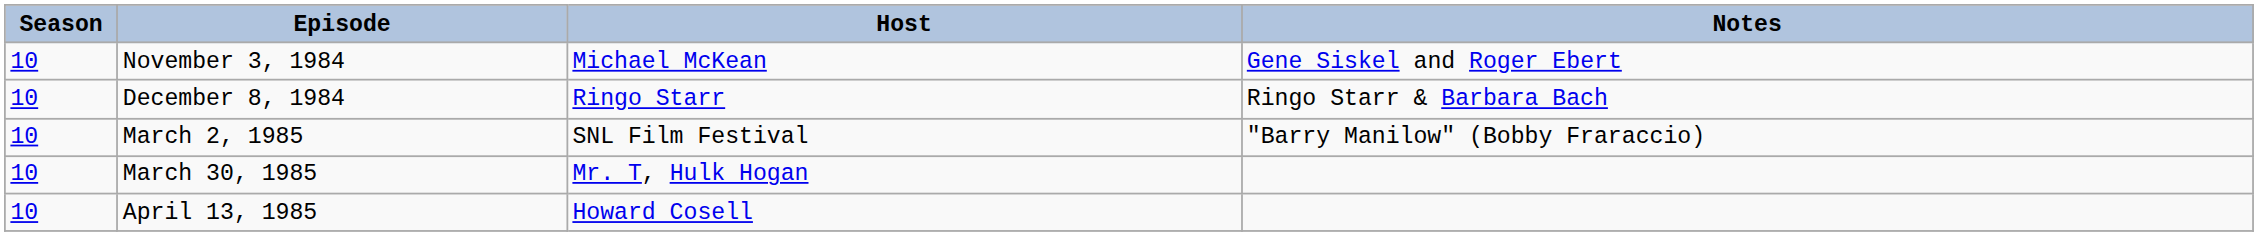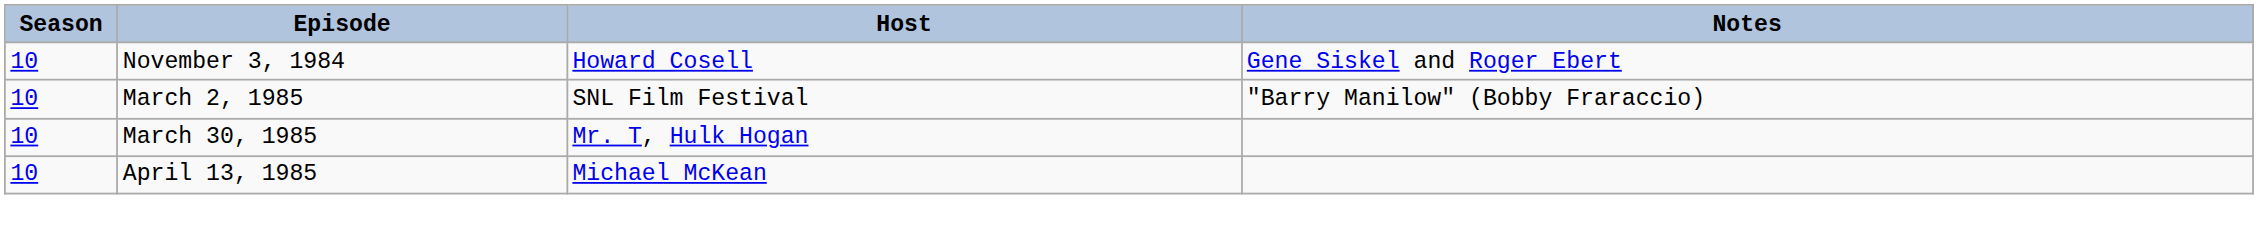(670, 61) Michael McKean -> (663, 61) Howard Cosell
- row: (234, 99)
(663, 212) Howard Cosell -> (670, 175) Michael McKean
